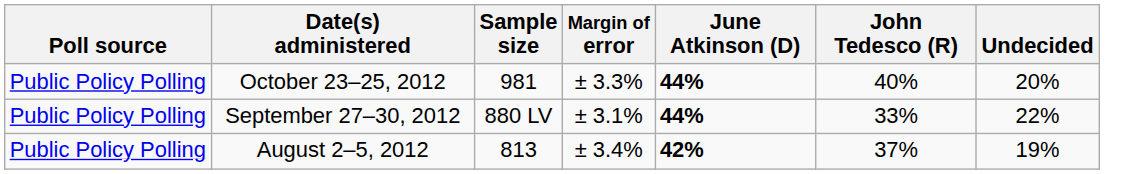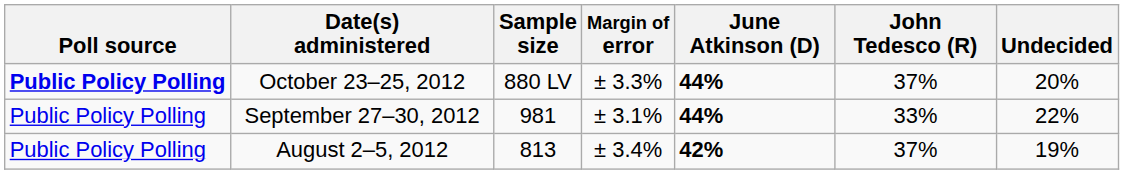(108, 81) normal -> (118, 81) bold
(519, 81) 981 -> (538, 81) 880 LV
(896, 81) 40% -> (915, 81) 37%
(519, 116) 880 LV -> (538, 116) 981
